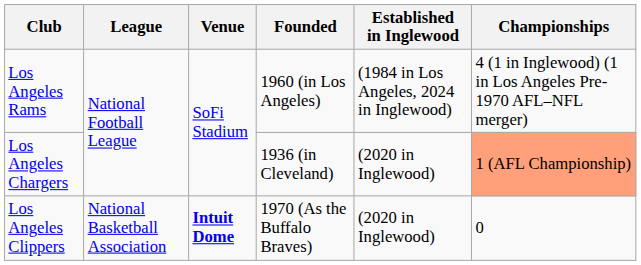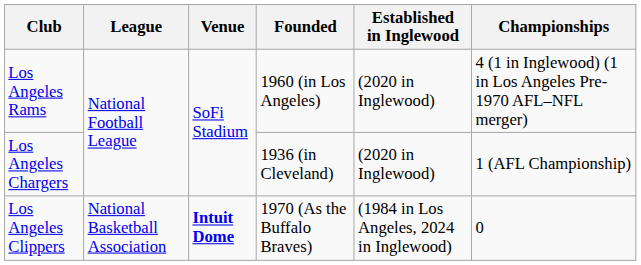(406, 90) (1984 in Los Angeles, 2024 in Inglewood) -> (396, 90) (2020 in Inglewood)
(553, 164) lightsalmon background -> (553, 164) no background
(396, 227) (2020 in Inglewood) -> (406, 227) (1984 in Los Angeles, 2024 in Inglewood)
